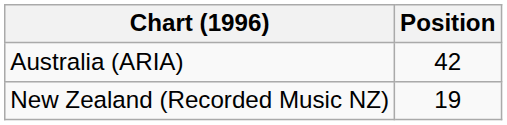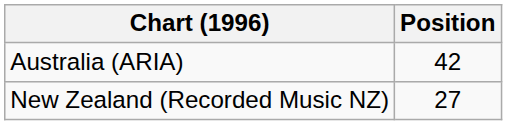(448, 100) 19 -> (448, 100) 27
